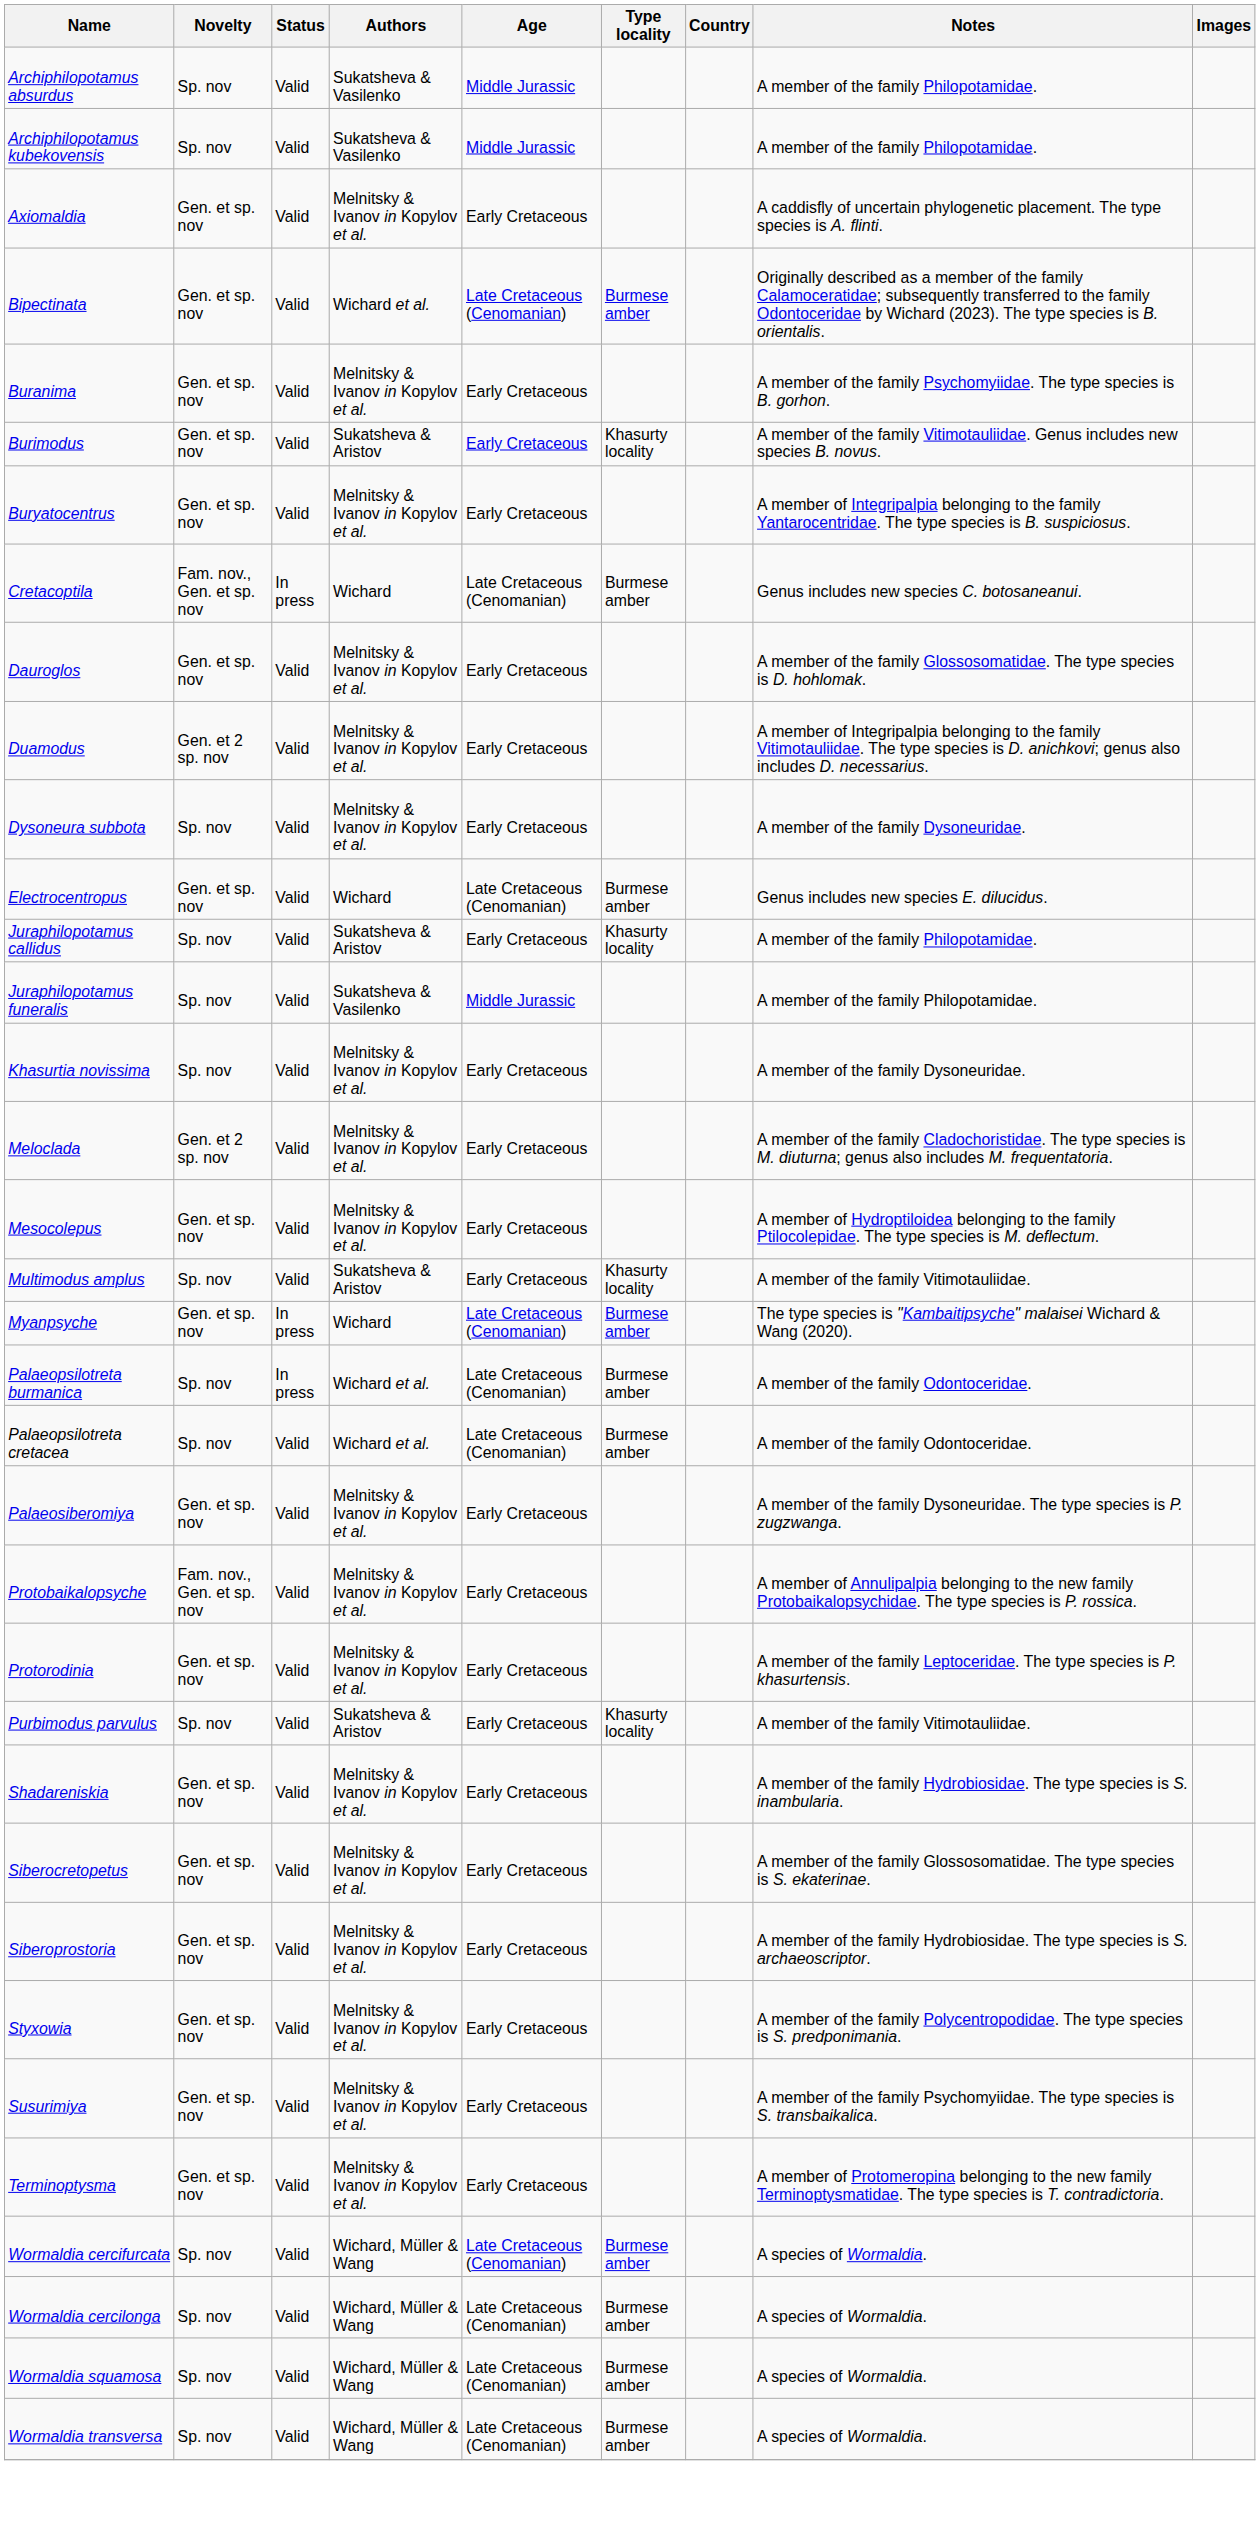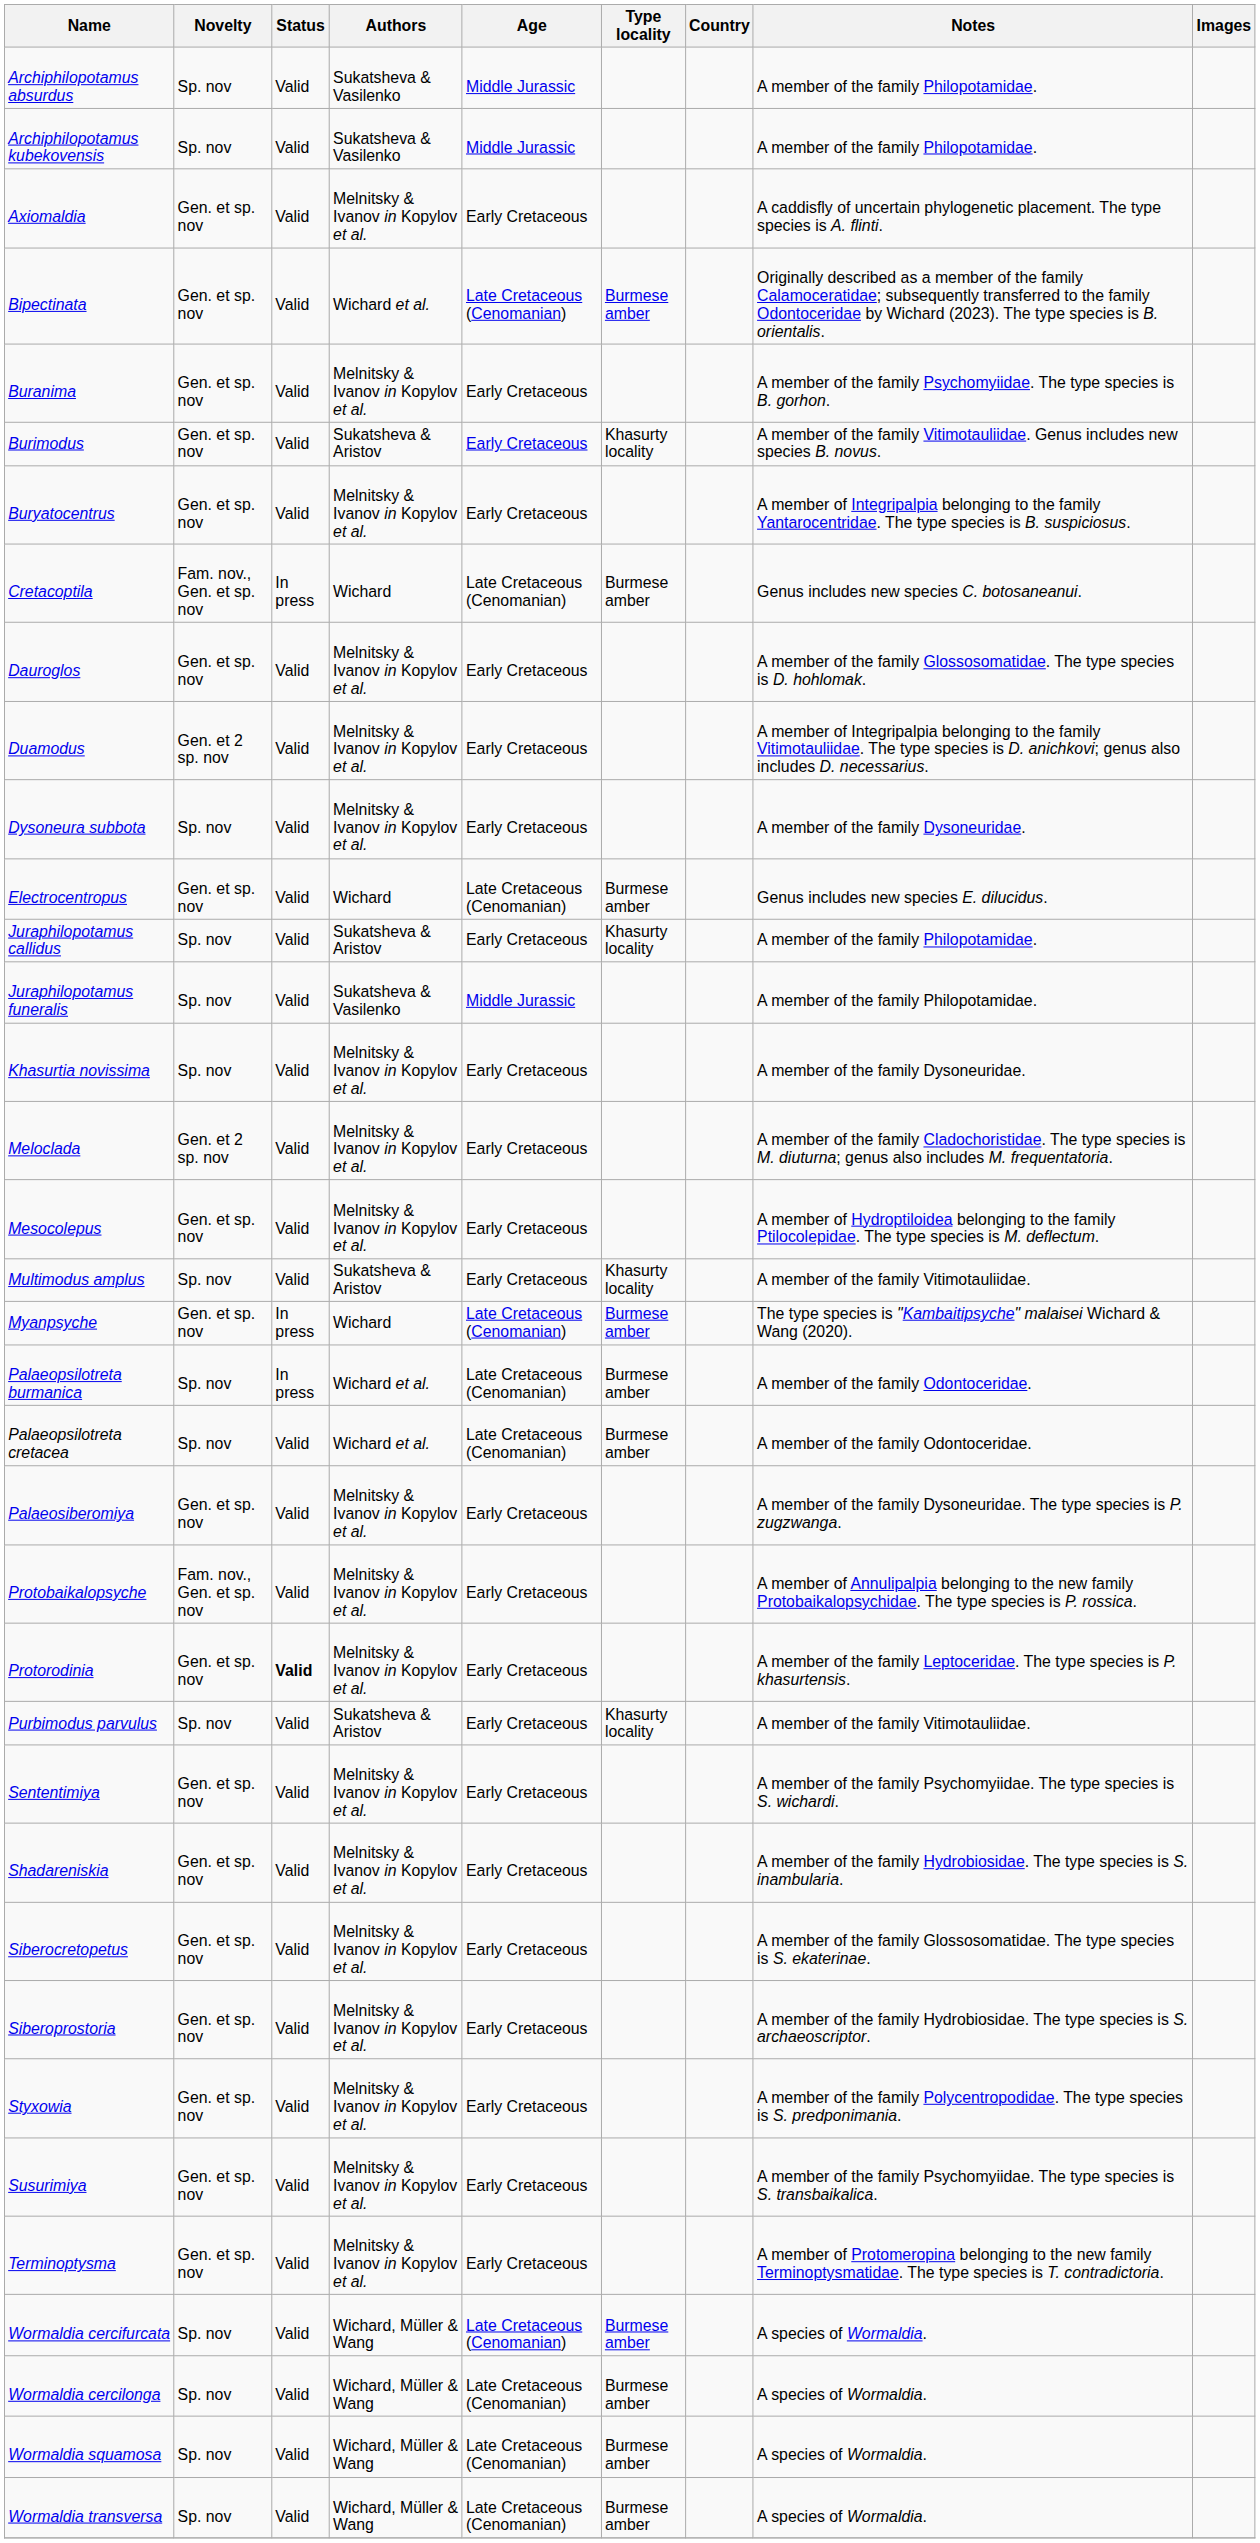(292, 1671) normal -> (294, 1671) bold
+ row: (54, 1792)
